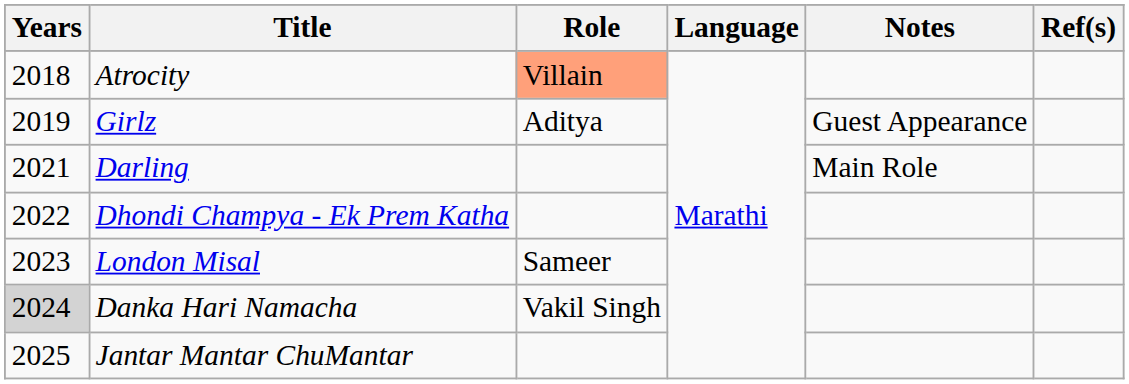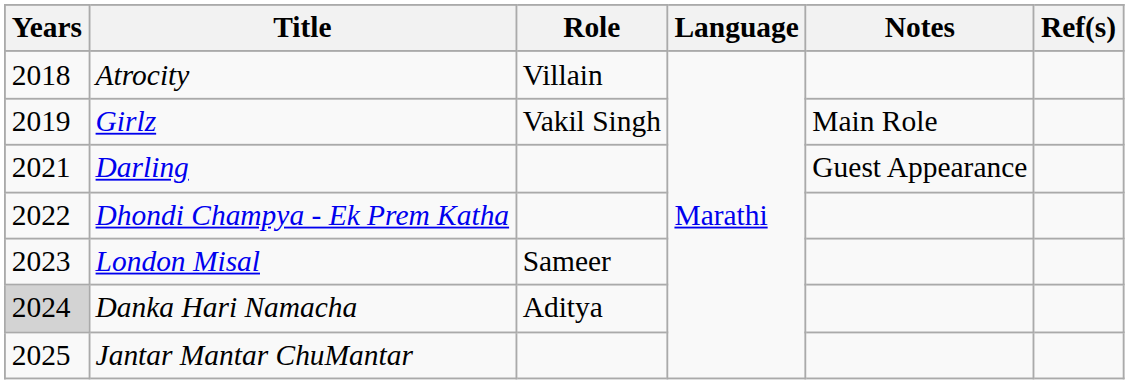(563, 74) lightsalmon background -> (563, 74) no background
(563, 121) Aditya -> (592, 121) Vakil Singh
(920, 121) Guest Appearance -> (875, 121) Main Role
(875, 167) Main Role -> (920, 167) Guest Appearance
(592, 307) Vakil Singh -> (563, 307) Aditya
